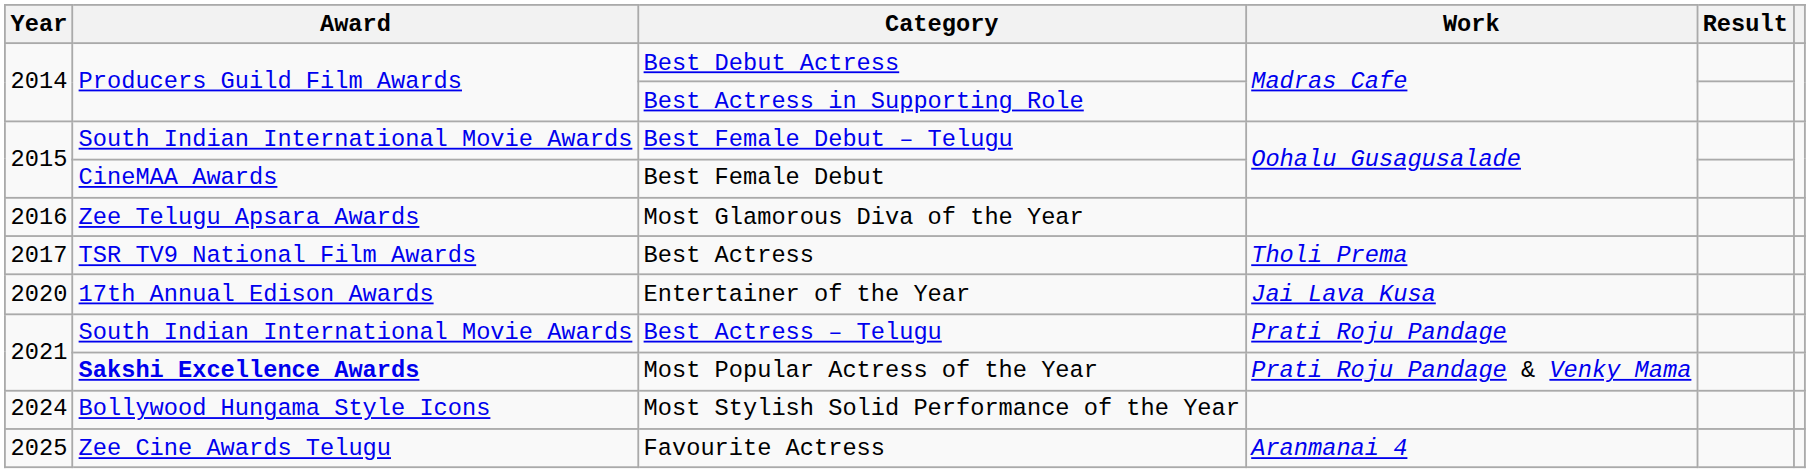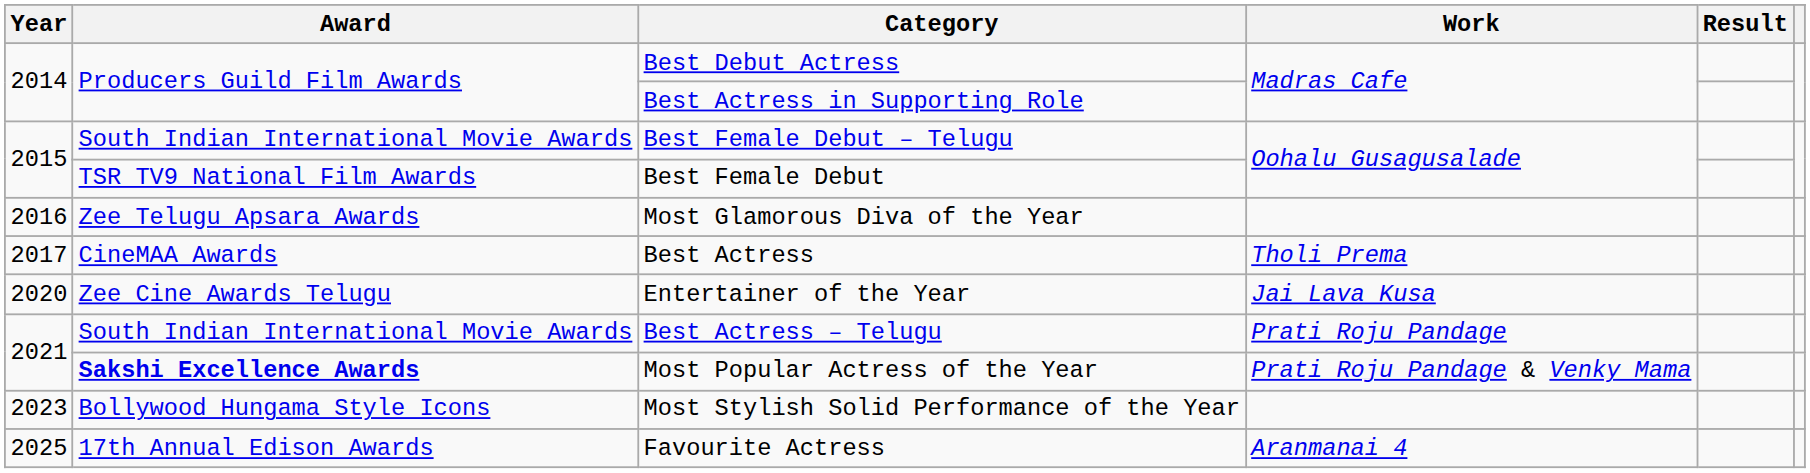(178, 178) CineMAA Awards -> (277, 178) TSR TV9 National Film Awards
(277, 256) TSR TV9 National Film Awards -> (178, 256) CineMAA Awards
(256, 294) 17th Annual Edison Awards -> (235, 294) Zee Cine Awards Telugu
(39, 410) 2024 -> (39, 410) 2023
(235, 448) Zee Cine Awards Telugu -> (256, 448) 17th Annual Edison Awards
